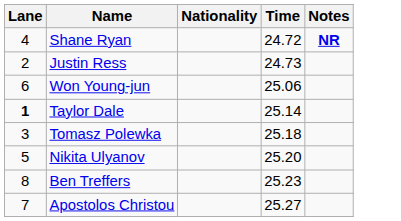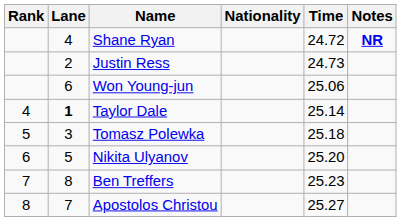+ column: (26, 16)
